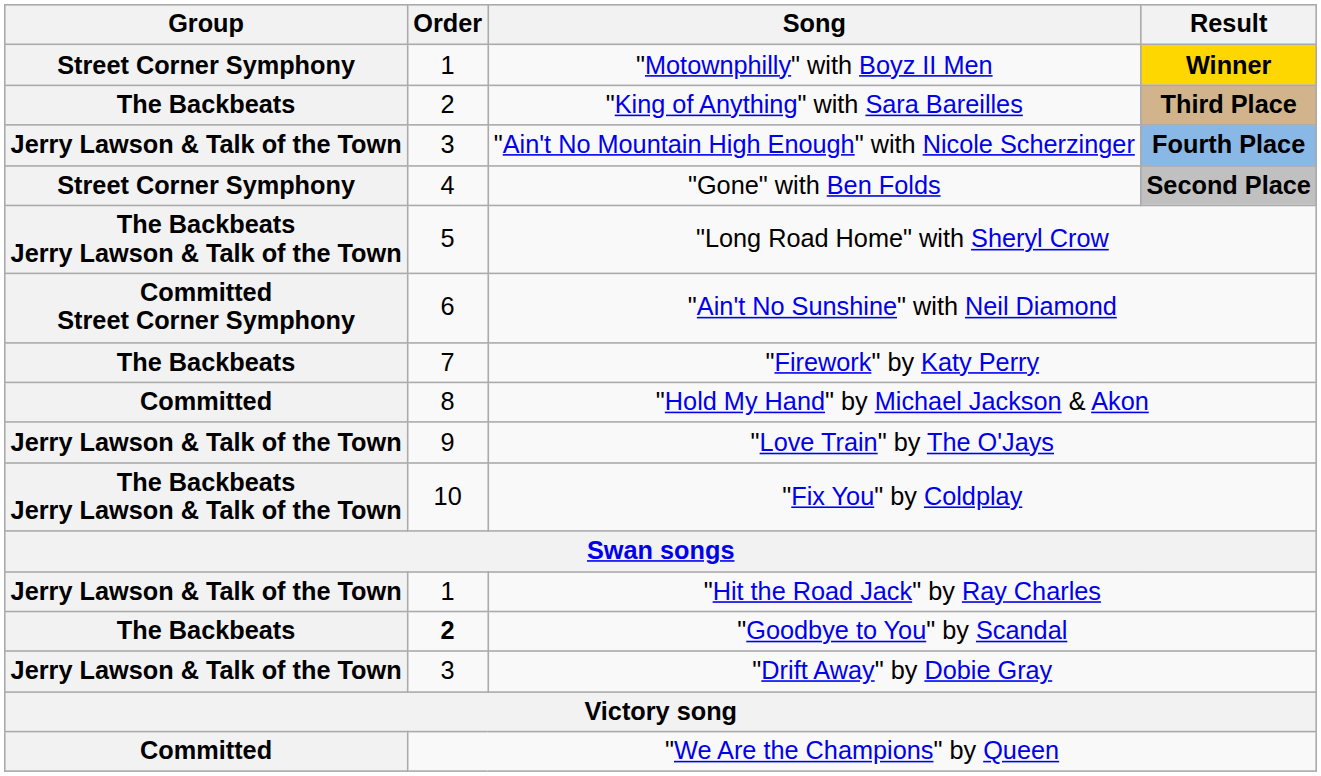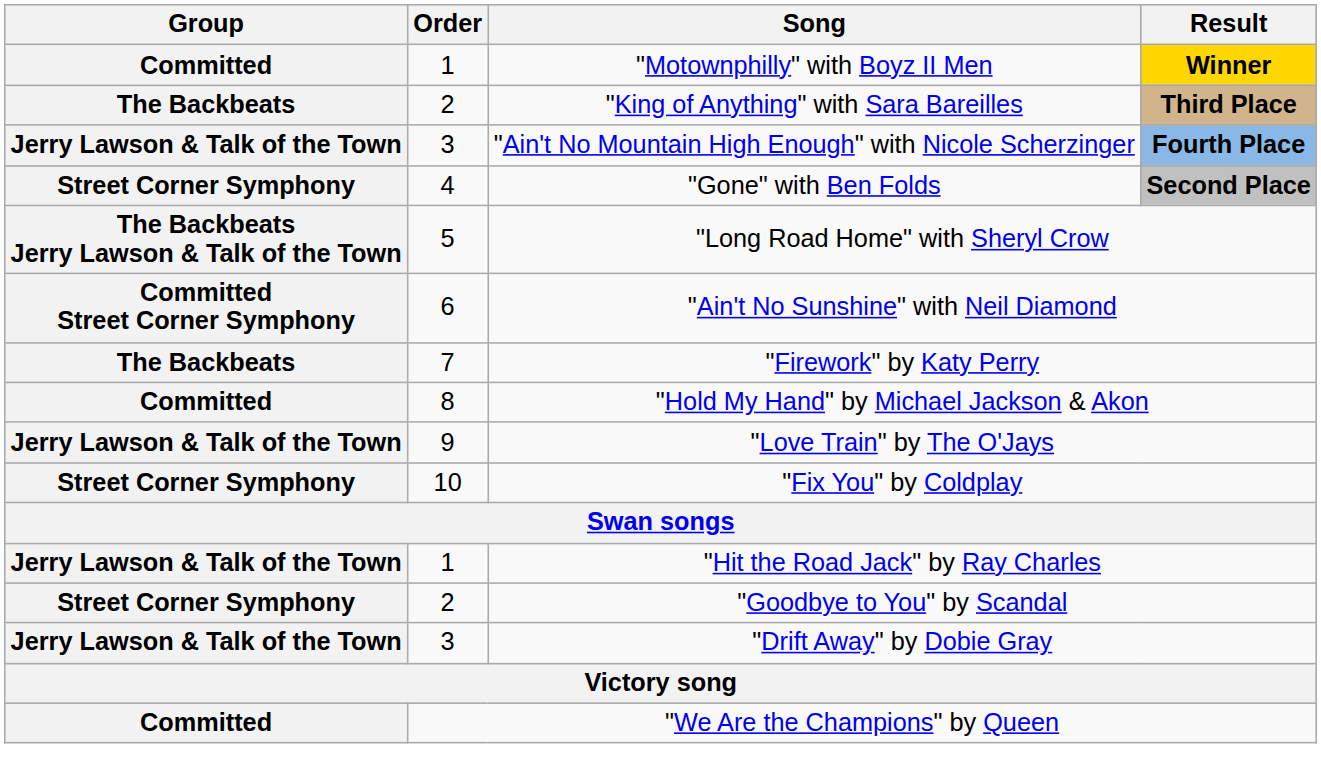(206, 64) Street Corner Symphony -> (206, 64) Committed
(206, 496) The Backbeats Jerry Lawson & Talk of the Town -> (206, 482) Street Corner Symphony
(206, 631) The Backbeats -> (206, 602) Street Corner Symphony
(448, 631) bold -> (448, 602) normal
